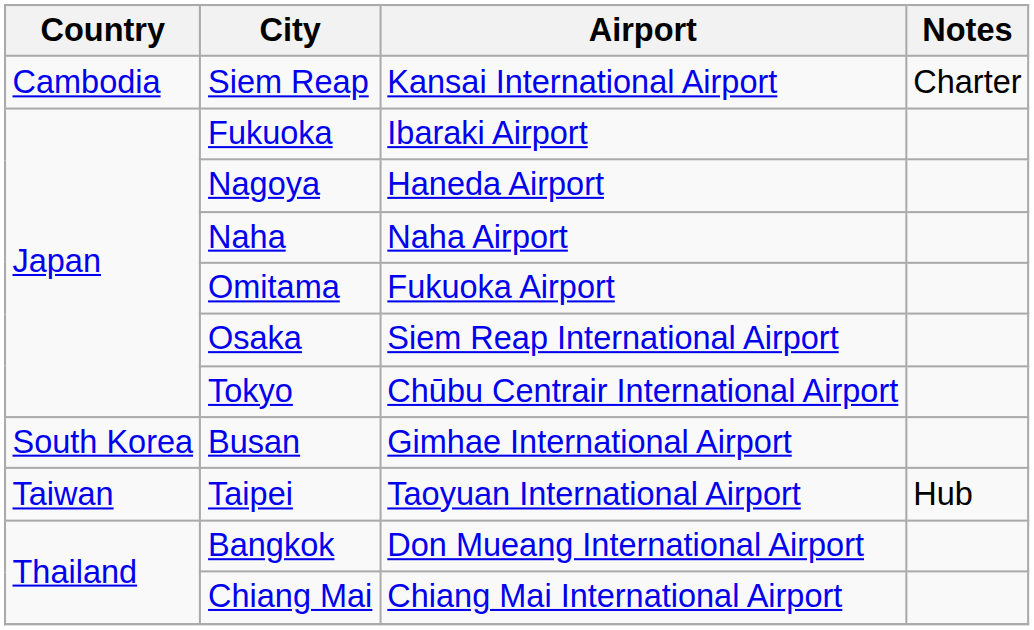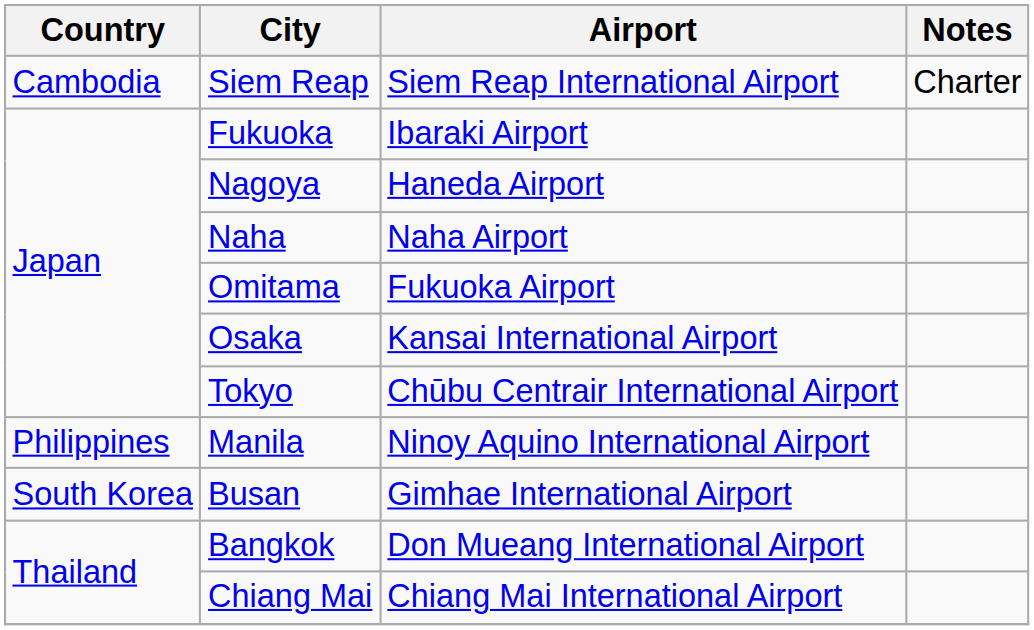(582, 81) Kansai International Airport -> (613, 81) Siem Reap International Airport
(613, 339) Siem Reap International Airport -> (582, 339) Kansai International Airport
+ row: (256, 442)
- row: (250, 493)
